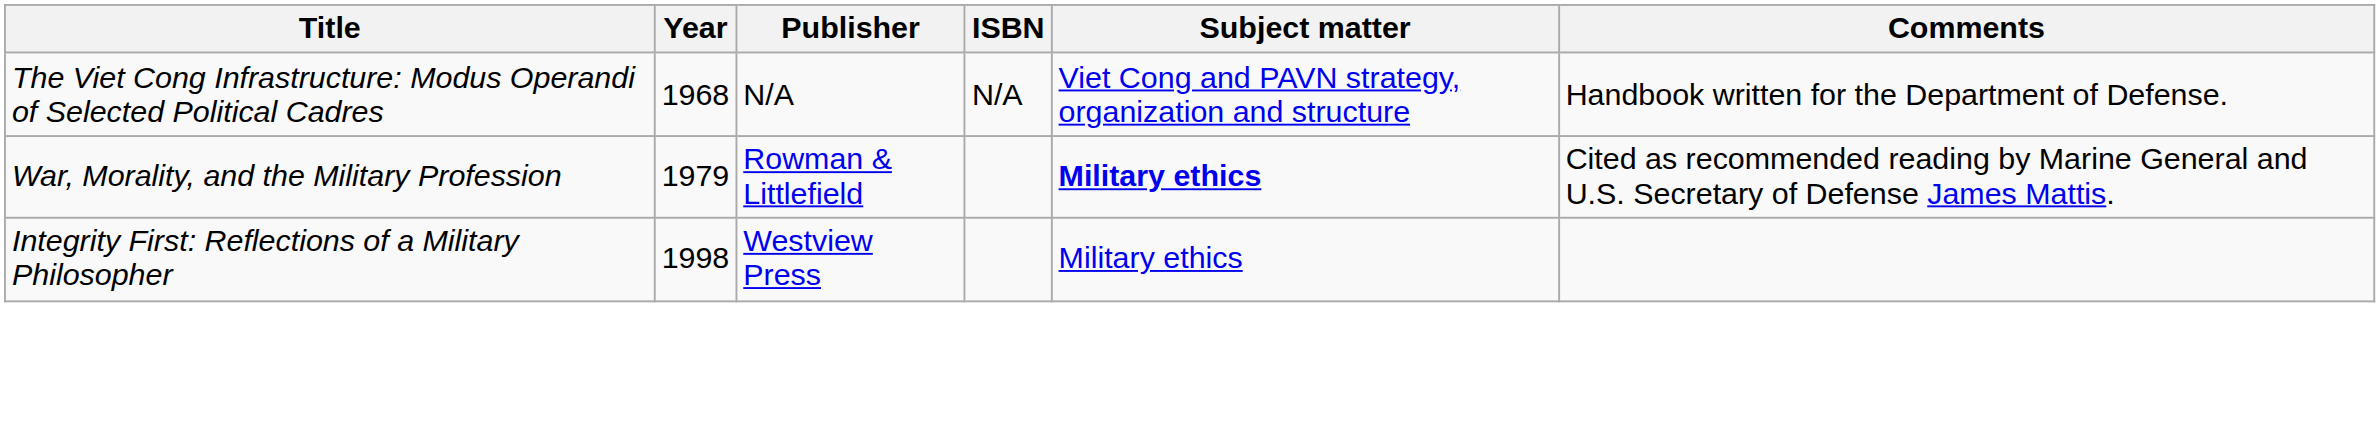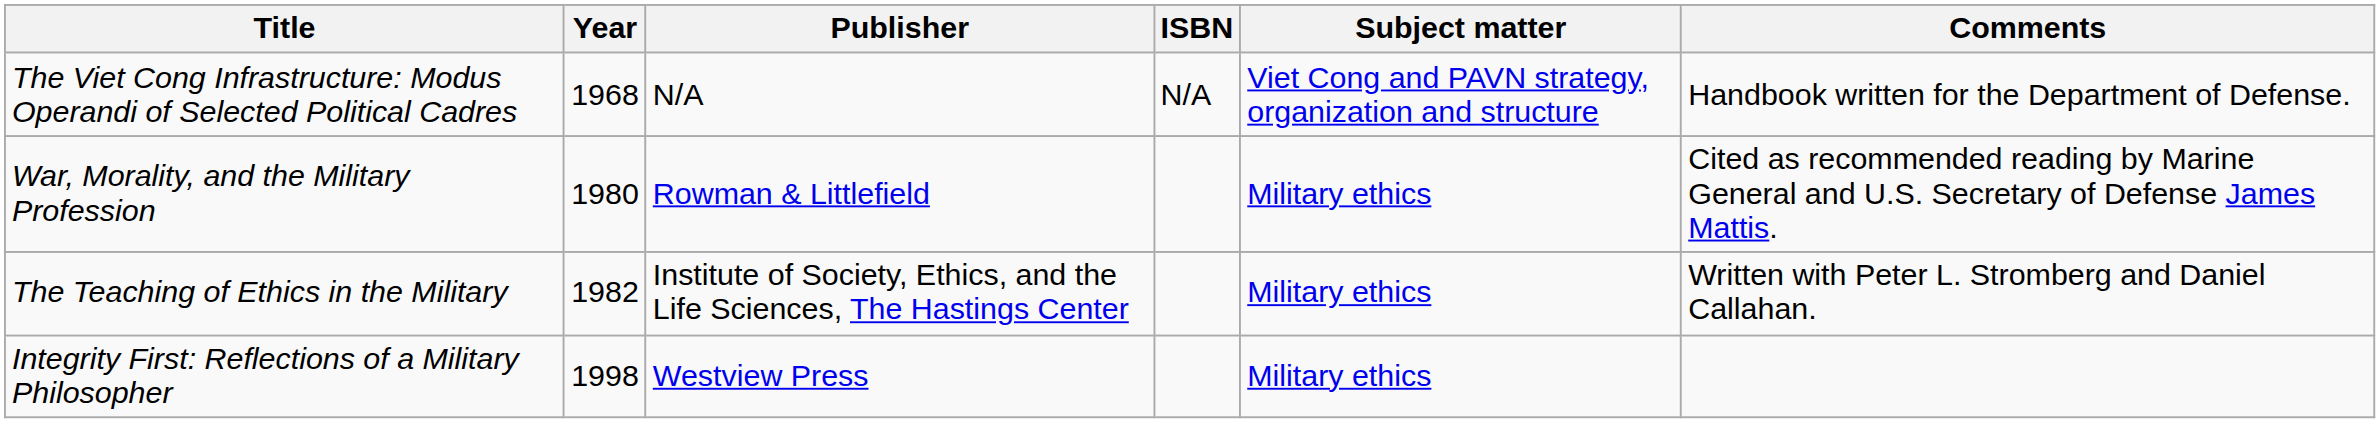(695, 176) 1979 -> (605, 193) 1980
(1160, 176) bold -> (1339, 193) normal
+ row: (260, 292)
